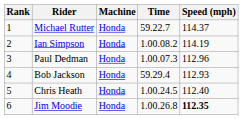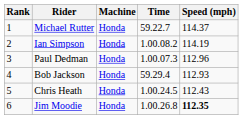(195, 91) 112.40 -> (195, 91) 112.43
